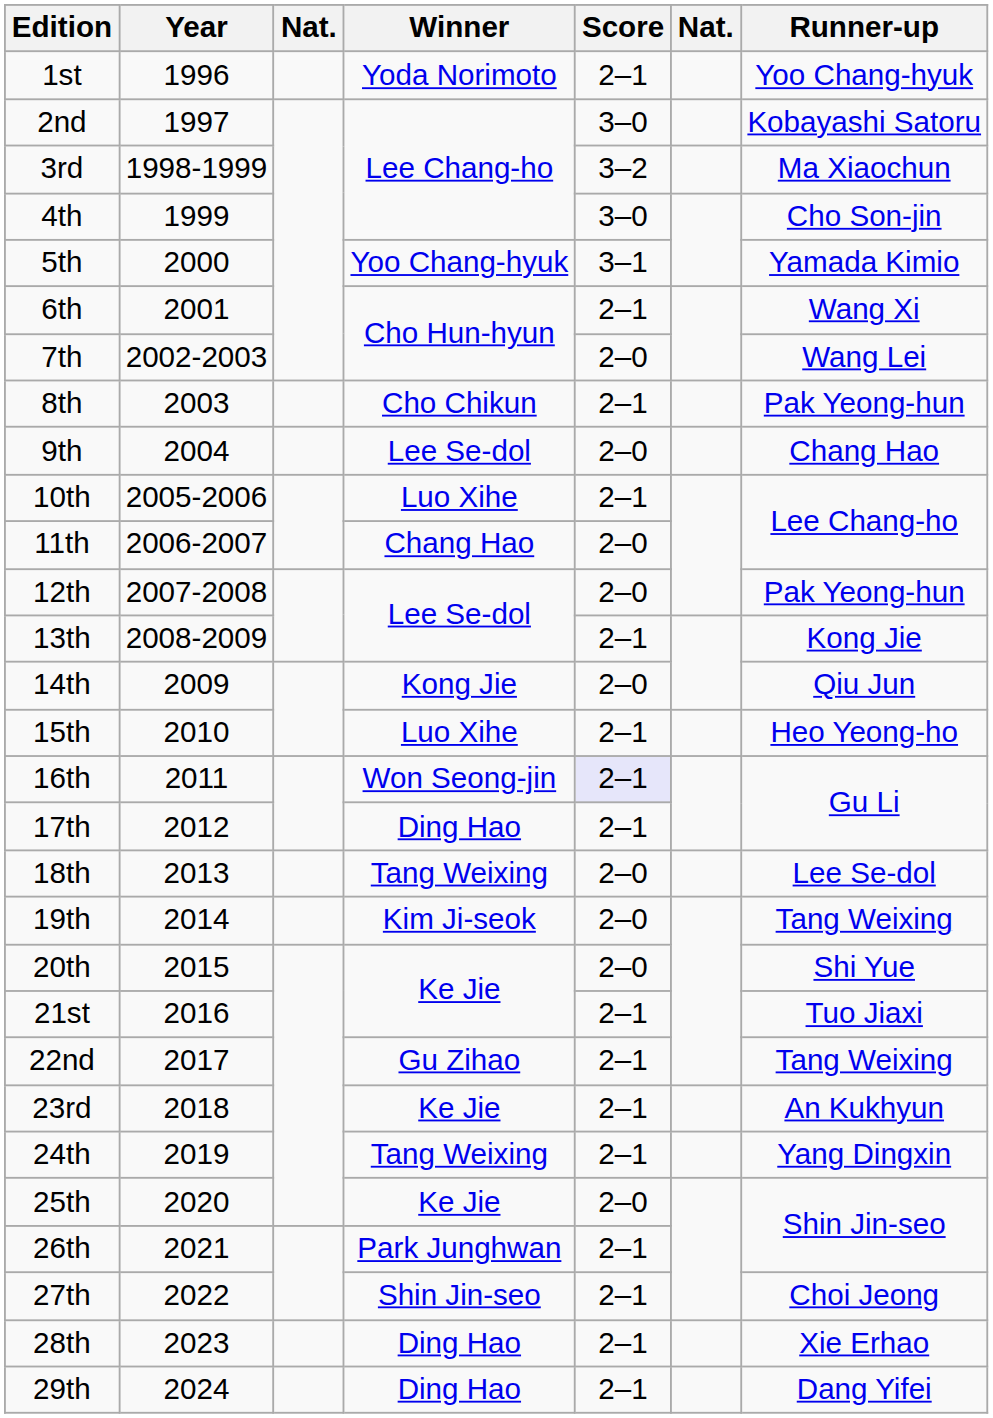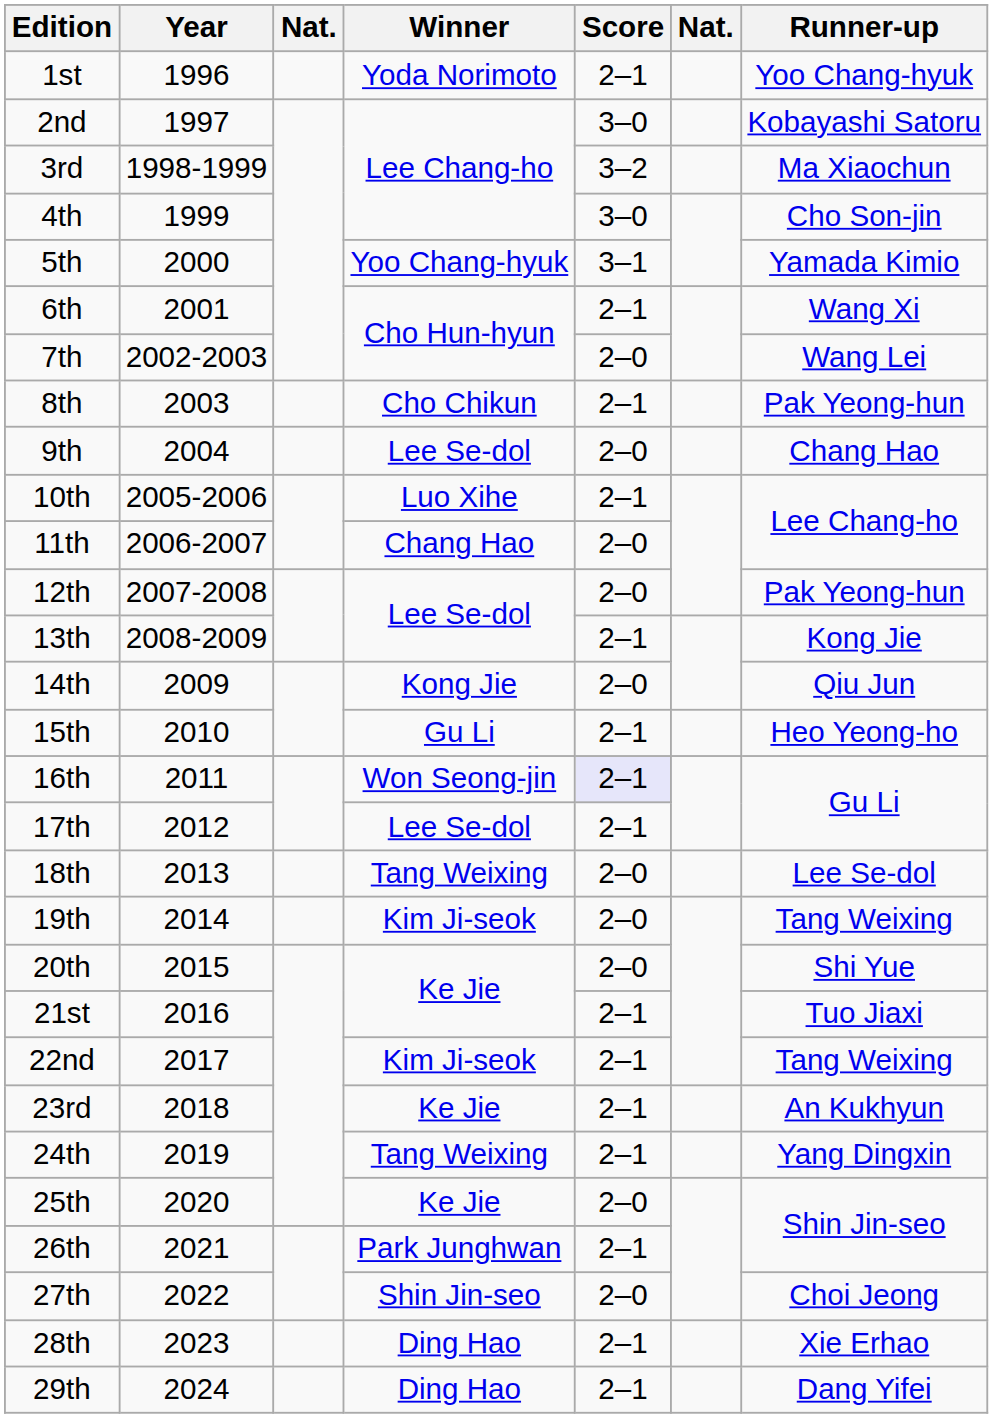(459, 732) Luo Xihe -> (459, 732) Gu Li
(459, 826) Ding Hao -> (459, 826) Lee Se-dol
(459, 1060) Gu Zihao -> (459, 1060) Kim Ji-seok
(623, 1295) 2–1 -> (623, 1295) 2–0
